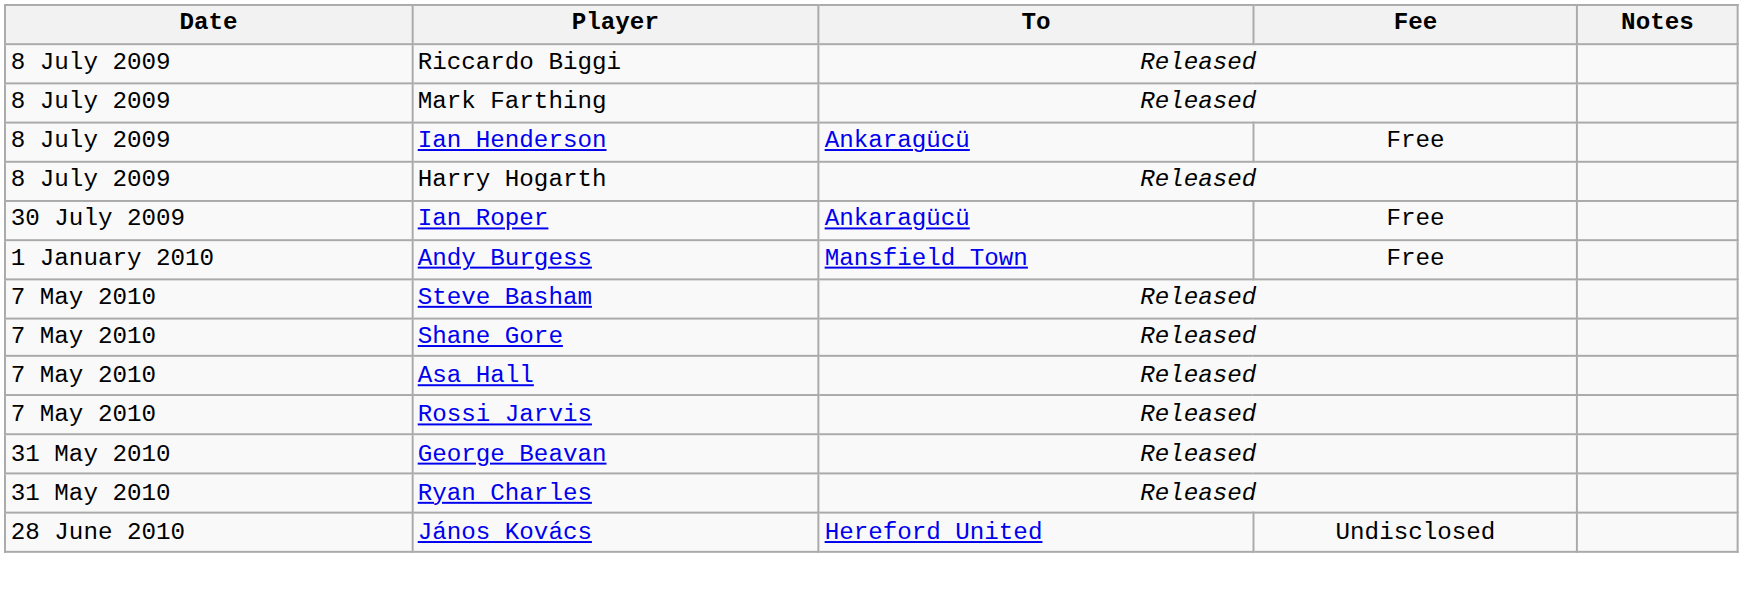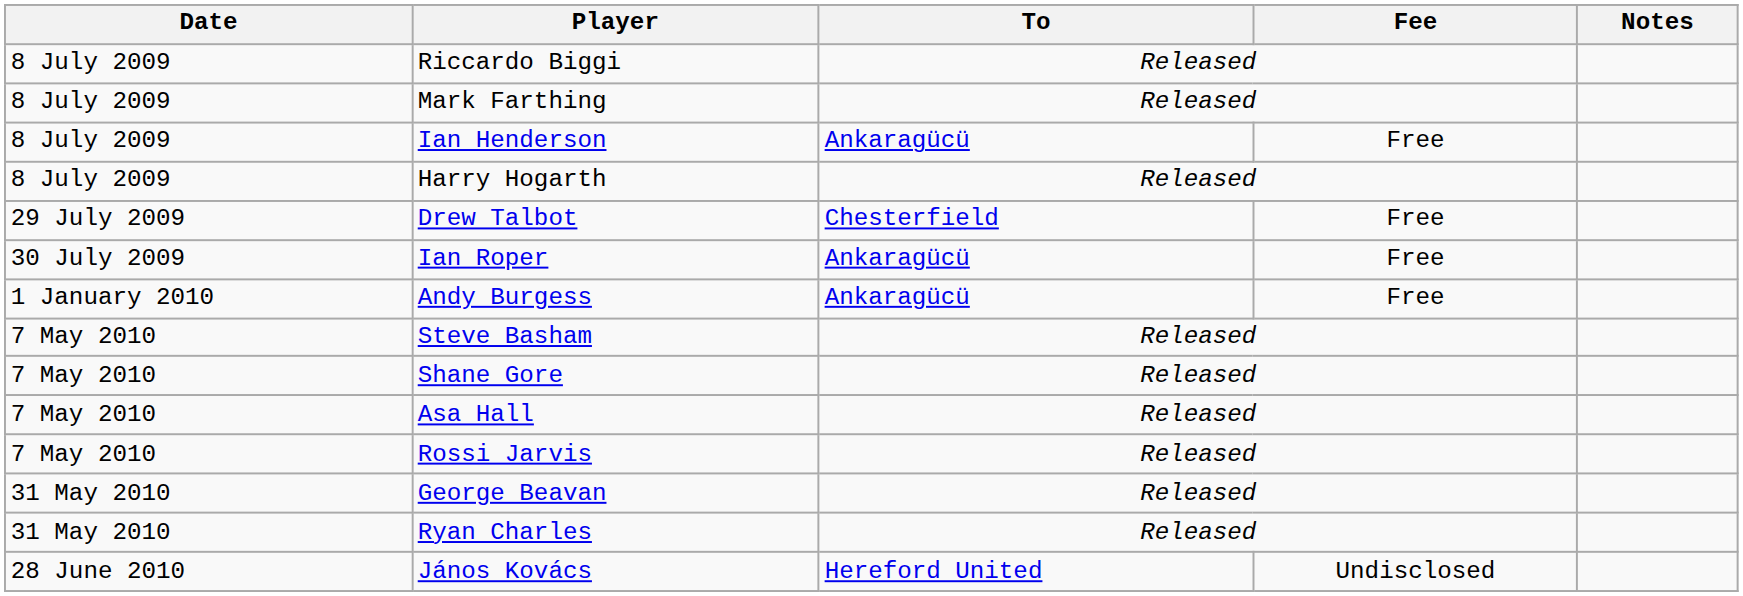+ row: (498, 220)
(926, 259) Mansfield Town -> (897, 298) Ankaragücü
